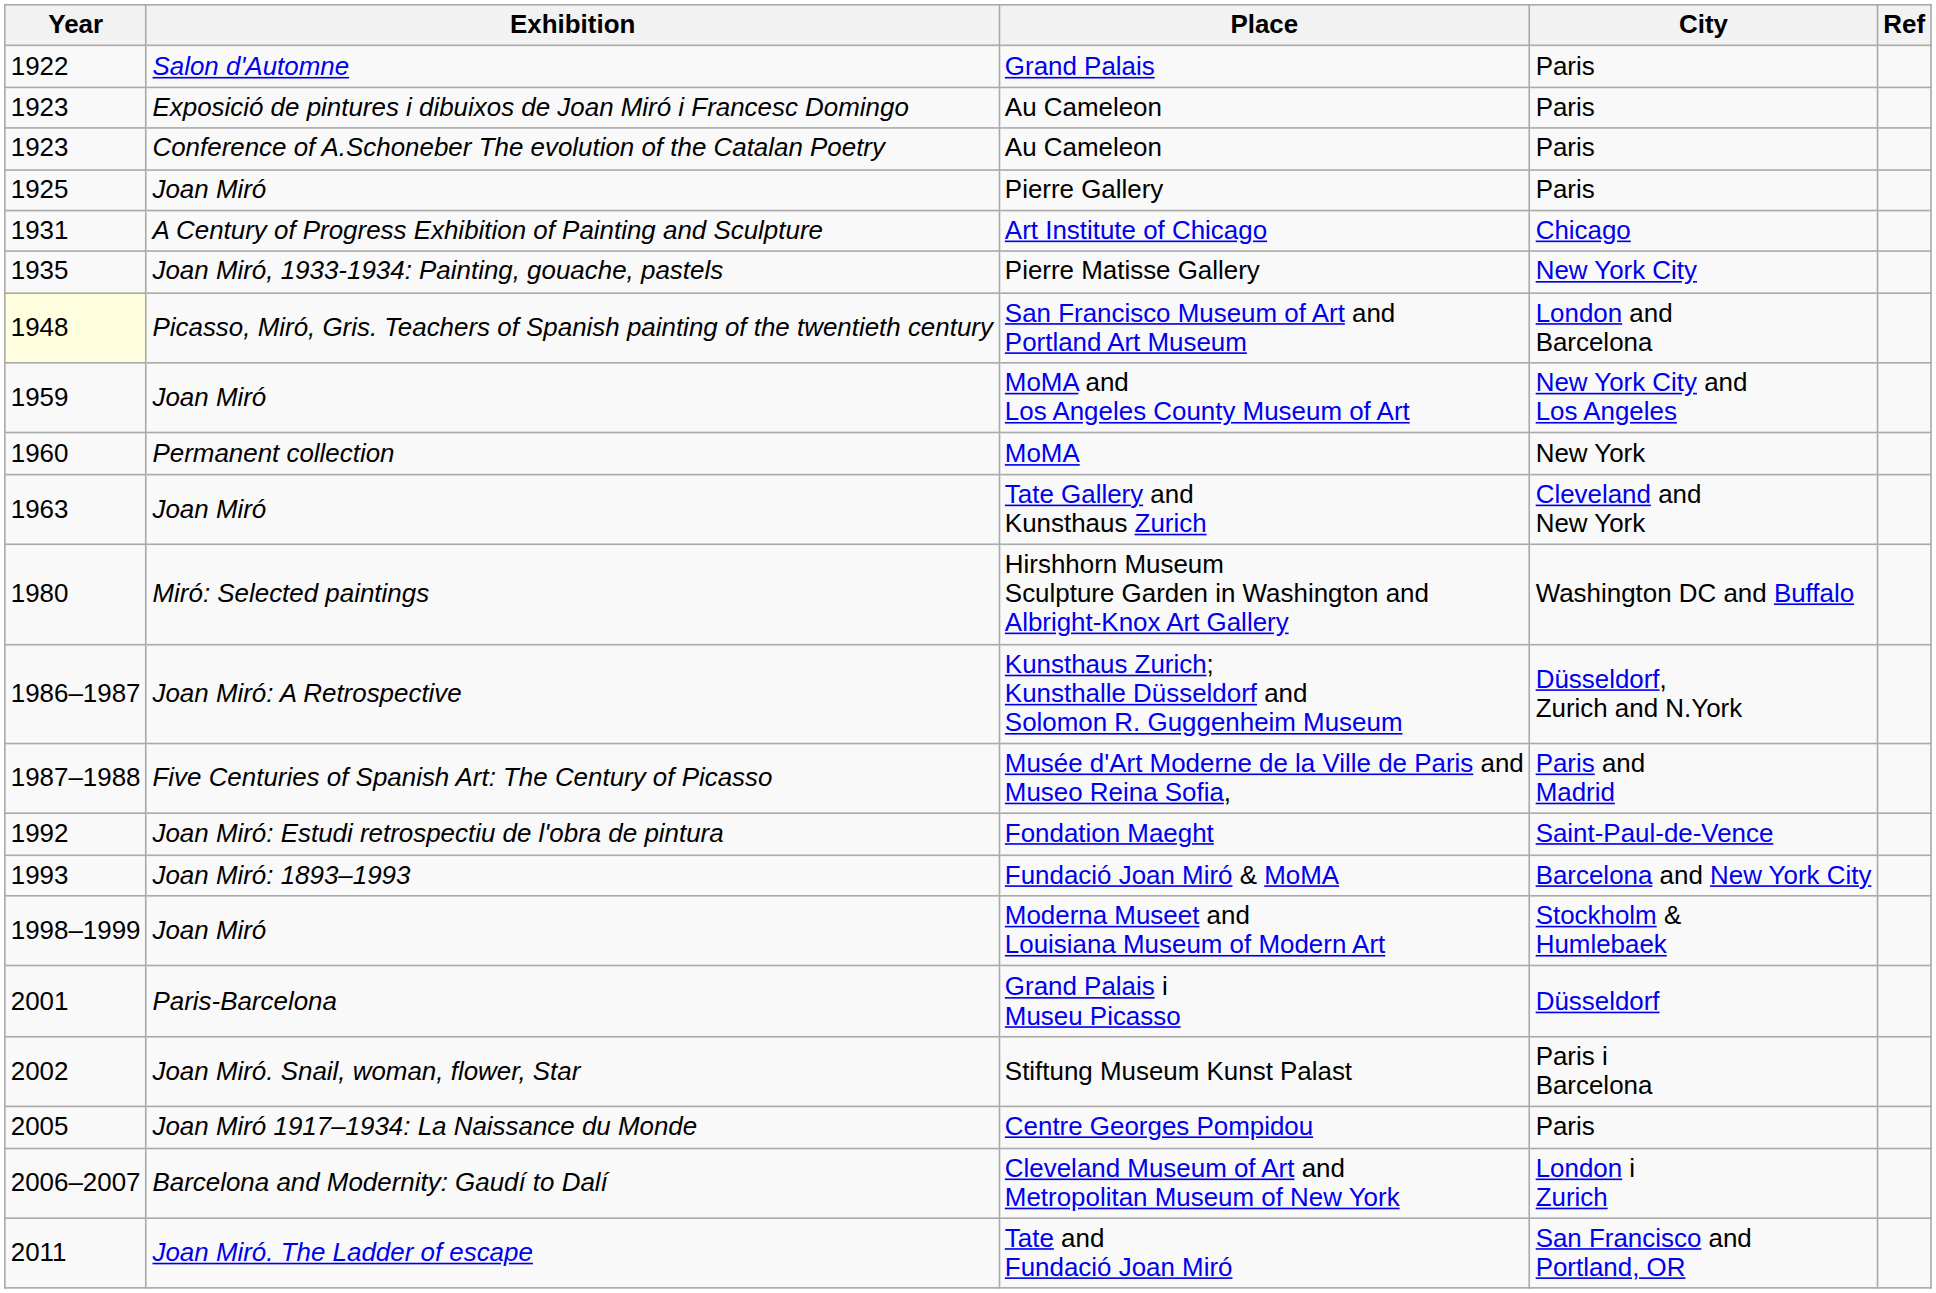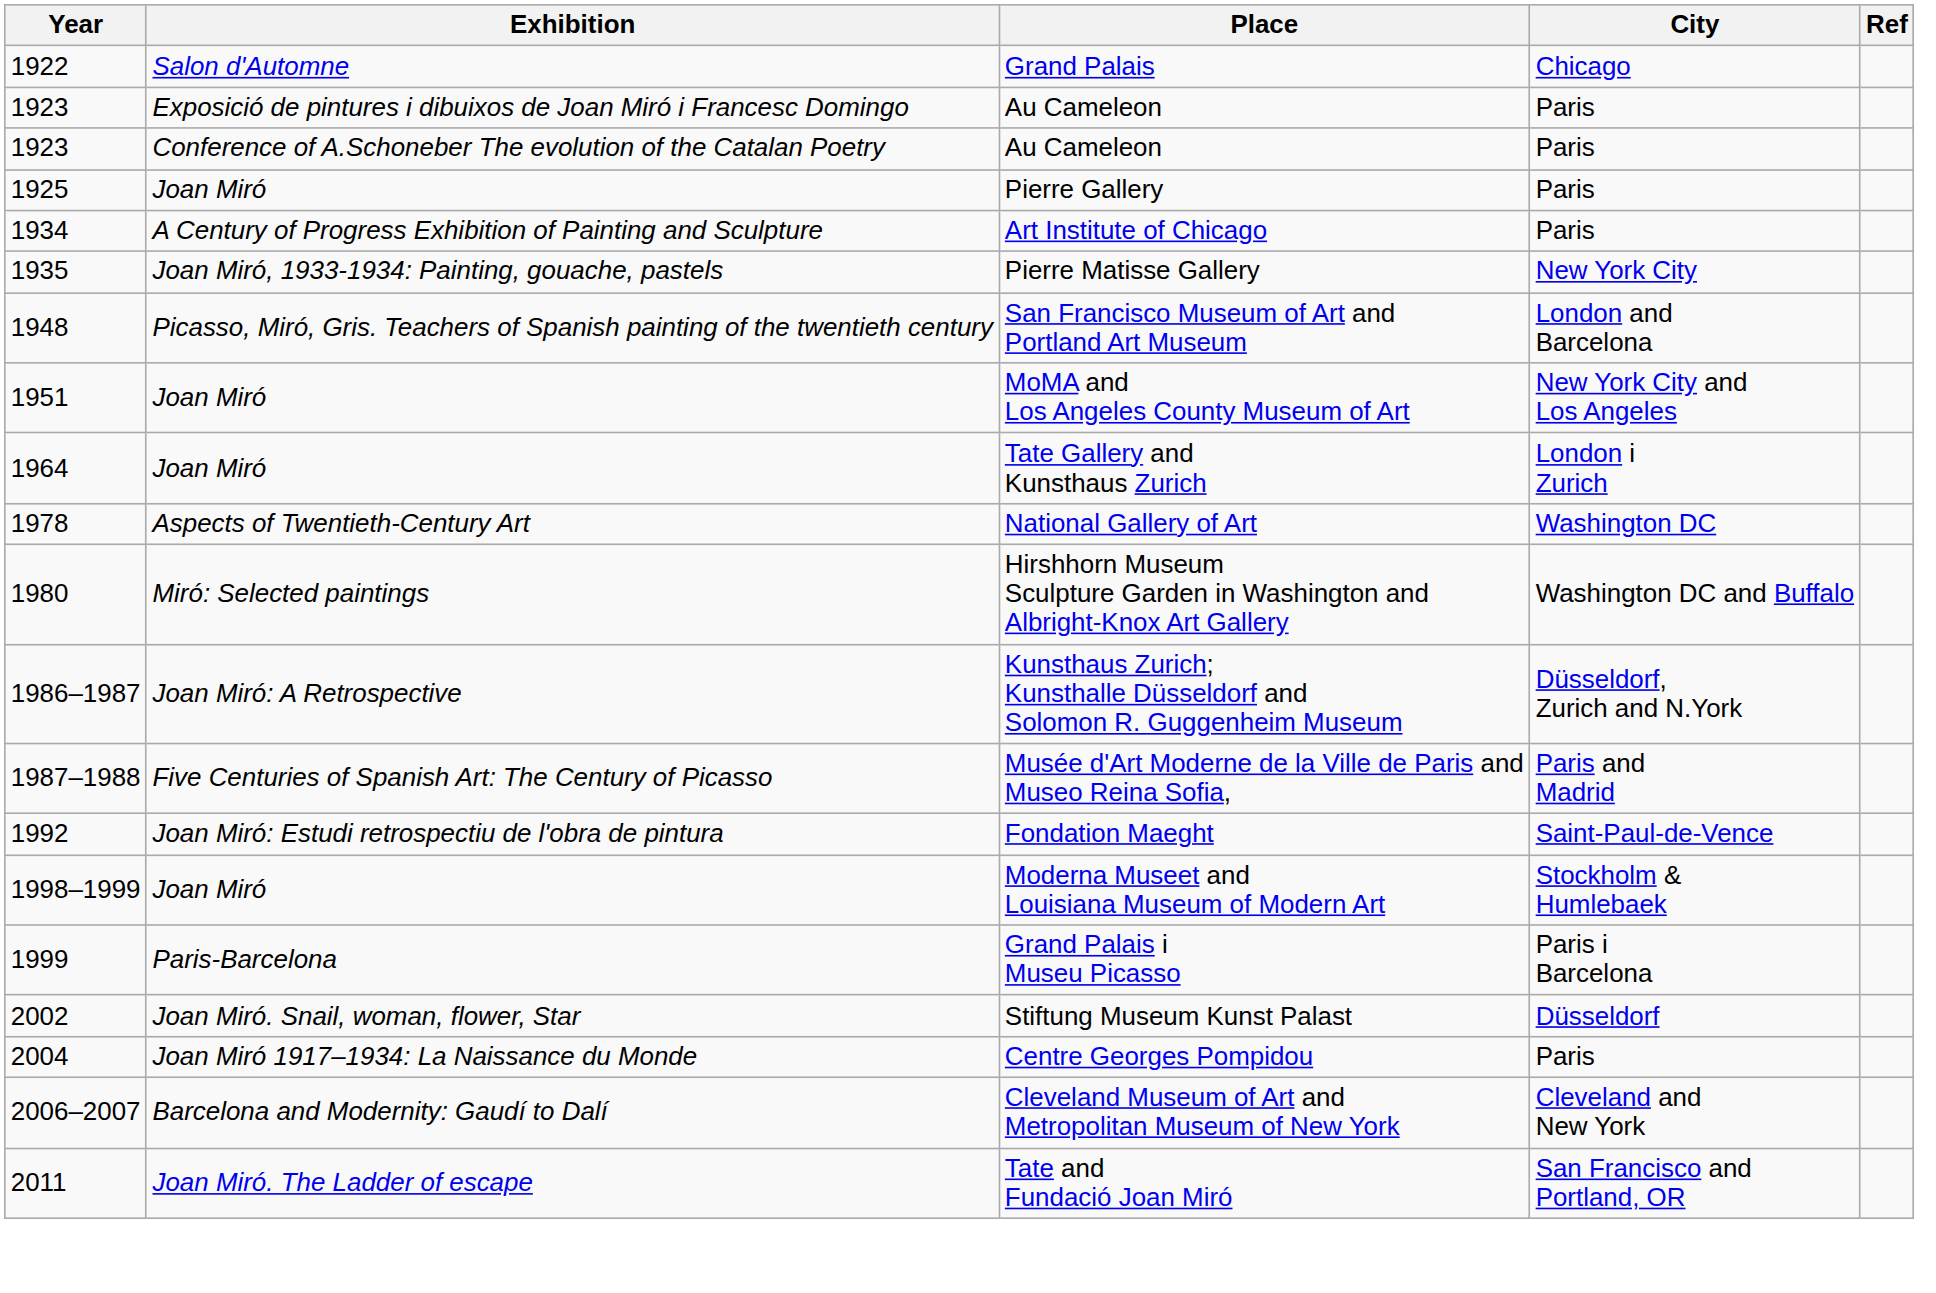(1565, 66) Paris -> (1583, 66) Chicago
(40, 230) 1931 -> (40, 230) 1934
(1583, 230) Chicago -> (1565, 230) Paris
(40, 327) lightyellow background -> (40, 327) no background
(40, 397) 1959 -> (40, 397) 1951
- row: (274, 453)
(40, 509) 1963 -> (40, 467) 1964
(1619, 509) Cleveland and New York -> (1585, 467) London i Zurich
+ row: (341, 523)
- row: (281, 874)
(40, 1000) 2001 -> (40, 959) 1999
(1598, 1000) Düsseldorf -> (1594, 959) Paris i Barcelona
(1594, 1071) Paris i Barcelona -> (1598, 1015) Düsseldorf
(40, 1126) 2005 -> (40, 1056) 2004
(1585, 1182) London i Zurich -> (1619, 1112) Cleveland and New York
